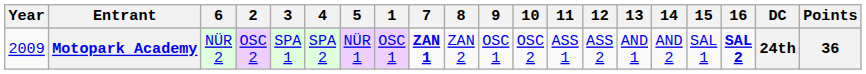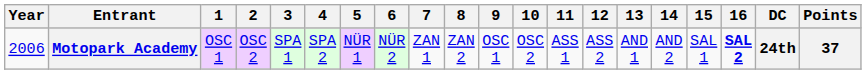columns swapped: (392, 17) <-> (219, 17)
(27, 49) 2009 -> (27, 49) 2006
(426, 49) bold -> (426, 49) normal
(830, 49) 36 -> (830, 49) 37
